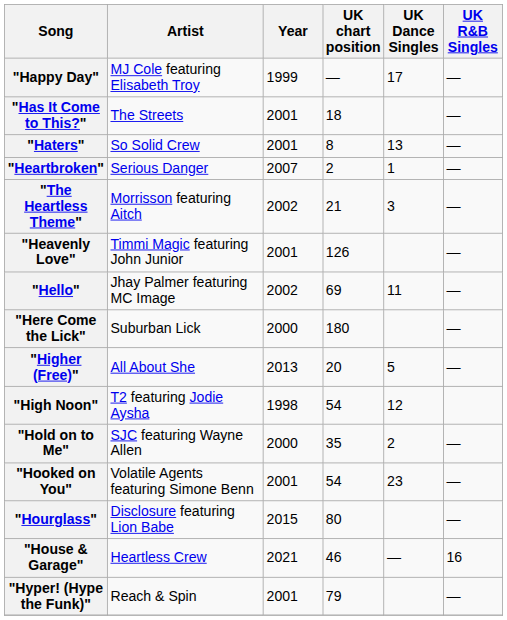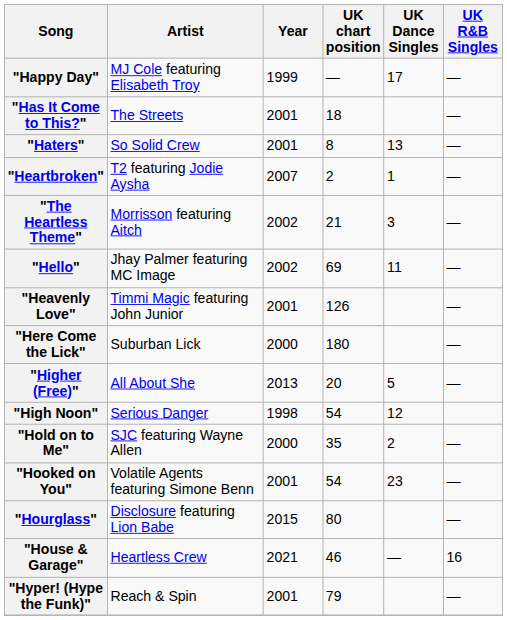(159, 168) Serious Danger -> (167, 176) T2 featuring Jodie Aysha
rows swapped: (56, 252) <-> (56, 290)
(167, 405) T2 featuring Jodie Aysha -> (159, 413) Serious Danger
